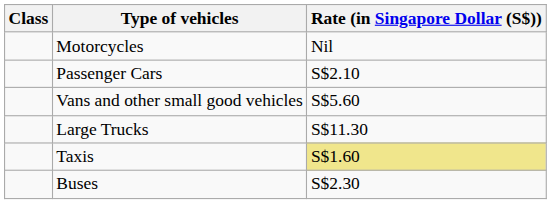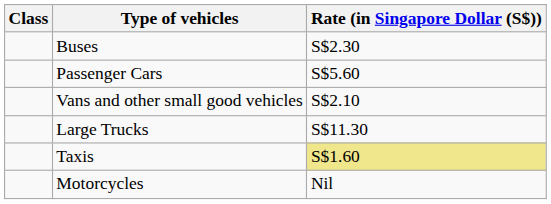rows swapped: (100, 45) <-> (77, 184)
(335, 73) S$2.10 -> (335, 73) S$5.60
(335, 101) S$5.60 -> (335, 101) S$2.10
